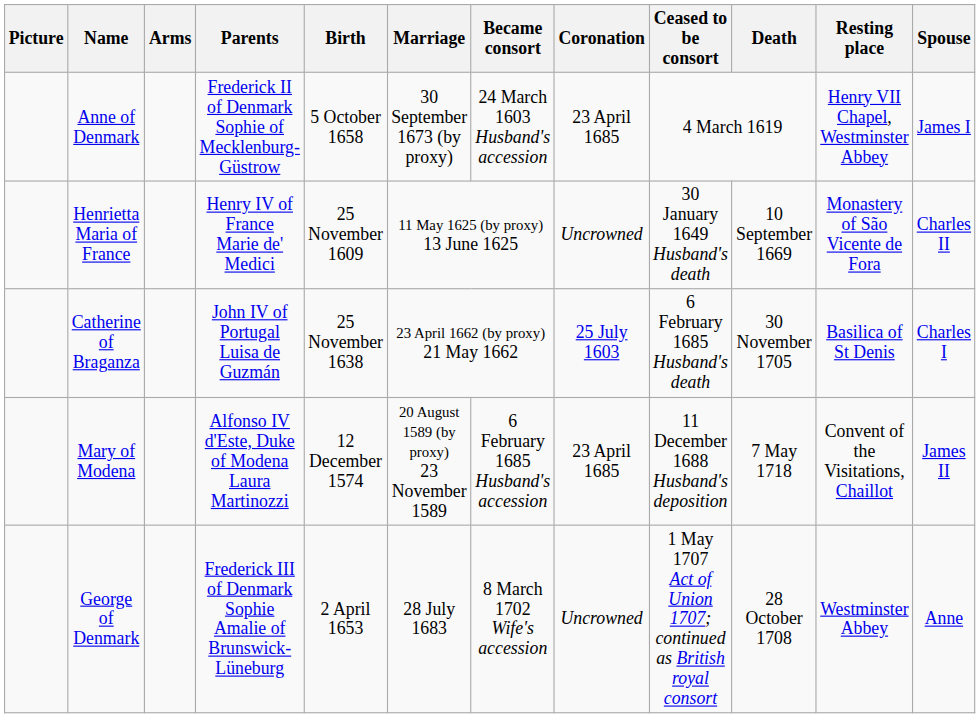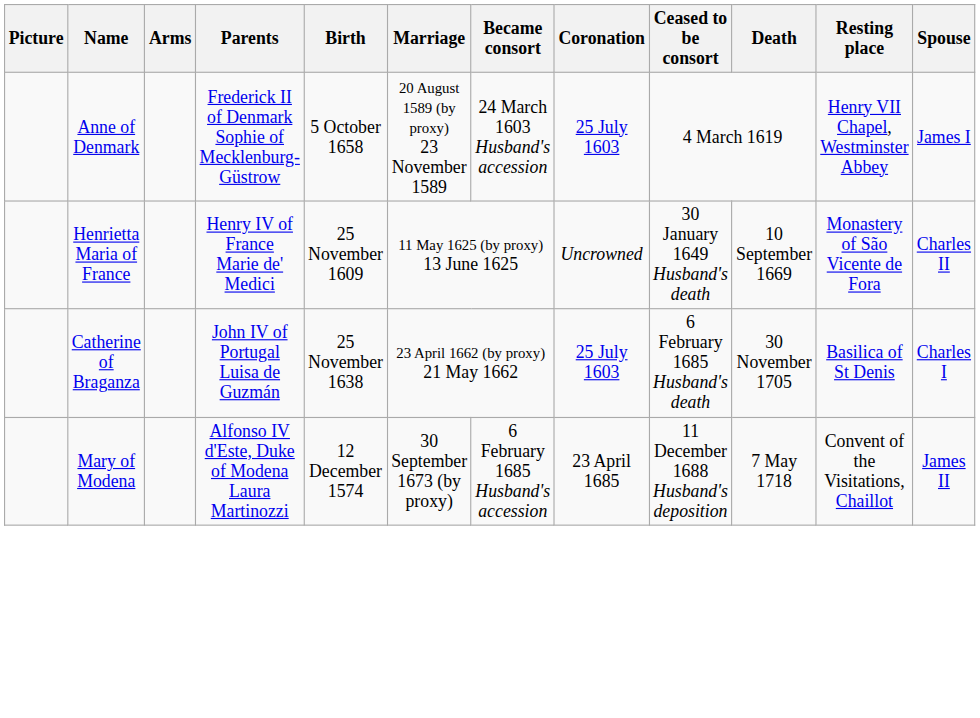(429, 126) 30 September 1673 (by proxy) -> (429, 137) 20 August 1589 (by proxy) 23 November 1589
(602, 126) 23 April 1685 -> (602, 136) 25 July 1603
(429, 462) 20 August 1589 (by proxy) 23 November 1589 -> (429, 470) 30 September 1673 (by proxy)
- row: (106, 618)
